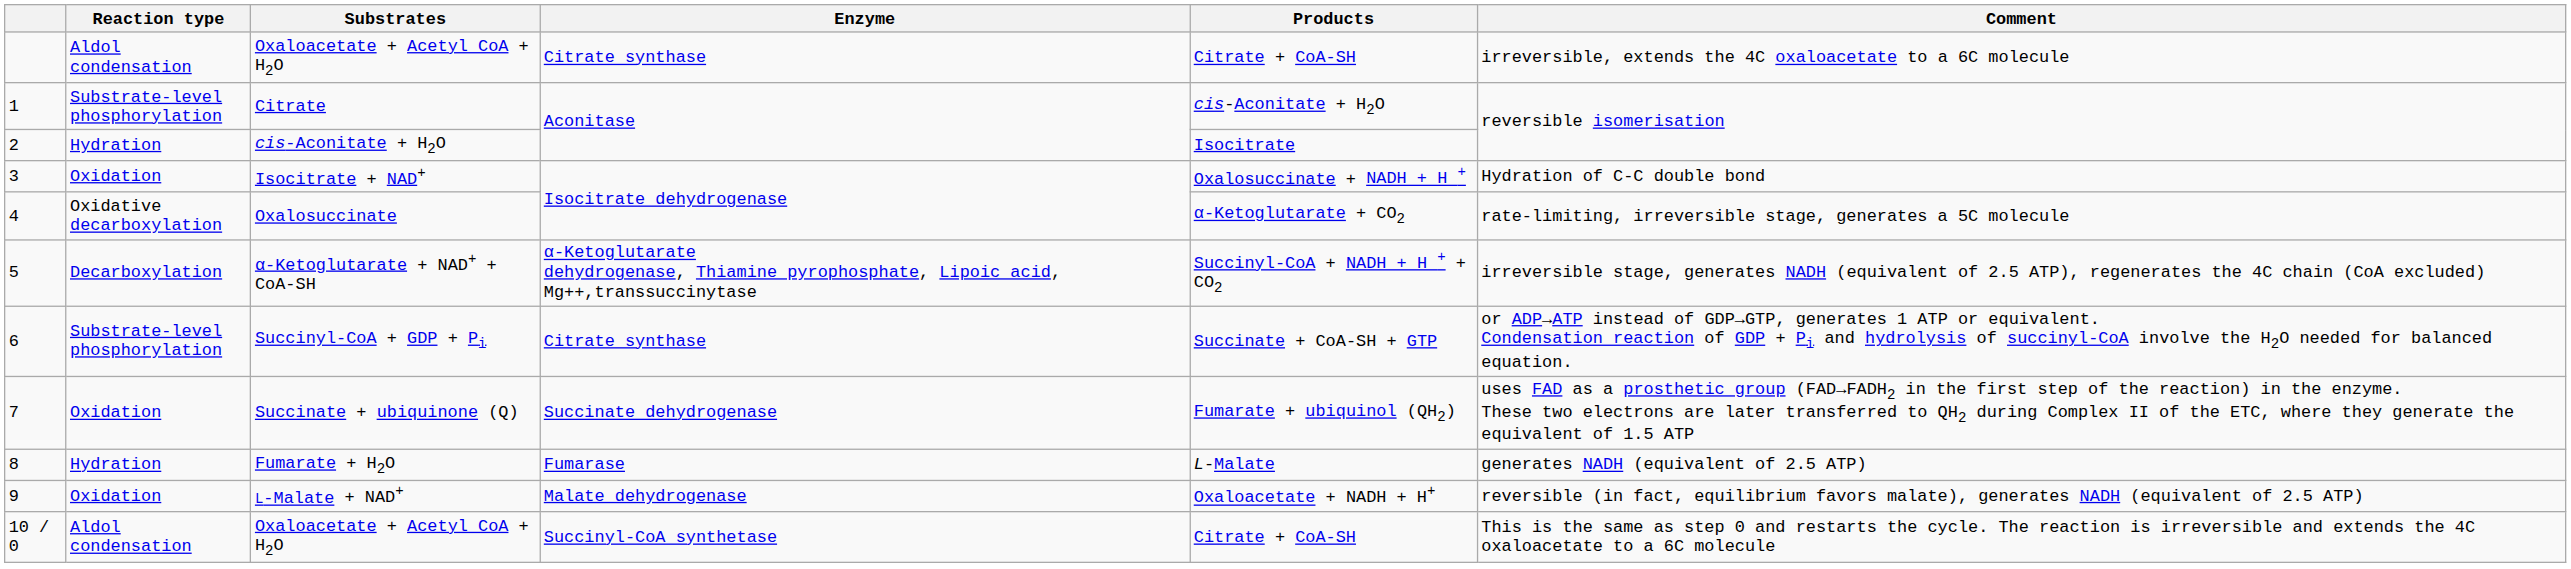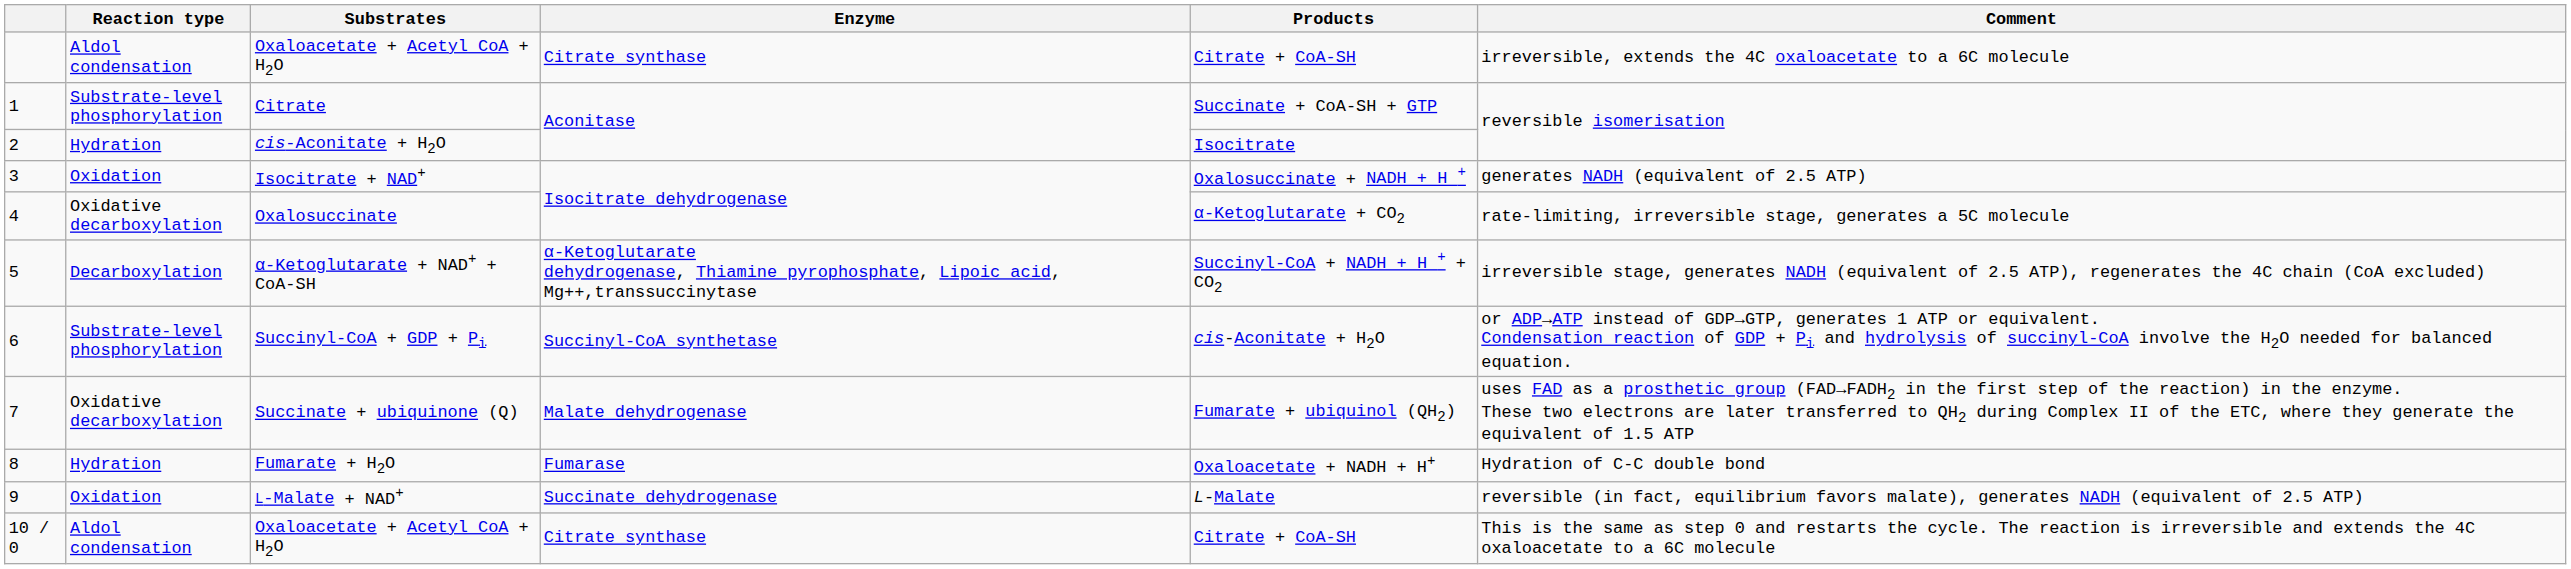(1289, 106) cis-Aconitate + H2O -> (1315, 106) Succinate + CoA-SH + GTP
(1623, 176) Hydration of C-C double bond -> (1674, 176) generates NADH (equivalent of 2.5 ATP)
(625, 341) Citrate synthase -> (660, 341) Succinyl-CoA synthetase
(1315, 341) Succinate + CoA-SH + GTP -> (1289, 341) cis-Aconitate + H2O
(116, 413) Oxidation -> (146, 413) Oxidative decarboxylation
(660, 413) Succinate dehydrogenase -> (645, 413) Malate dehydrogenase
(1234, 465) L-Malate -> (1315, 465) Oxaloacetate + NADH + H+
(1674, 465) generates NADH (equivalent of 2.5 ATP) -> (1623, 465) Hydration of C-C double bond
(645, 496) Malate dehydrogenase -> (660, 497) Succinate dehydrogenase
(1315, 496) Oxaloacetate + NADH + H+ -> (1234, 497) L-Malate
(660, 537) Succinyl-CoA synthetase -> (625, 538) Citrate synthase
